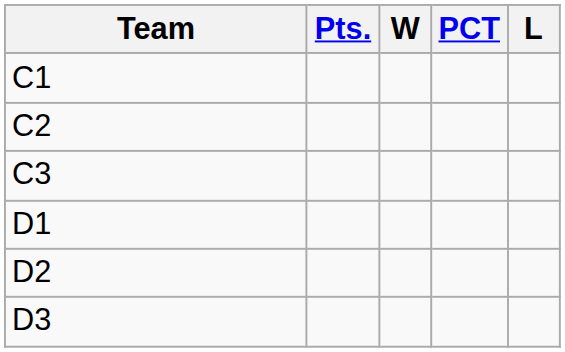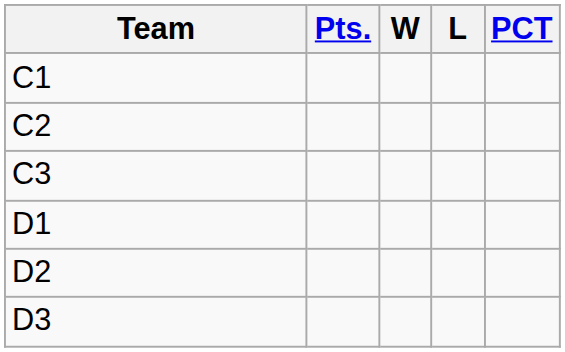columns swapped: (533, 28) <-> (469, 28)
